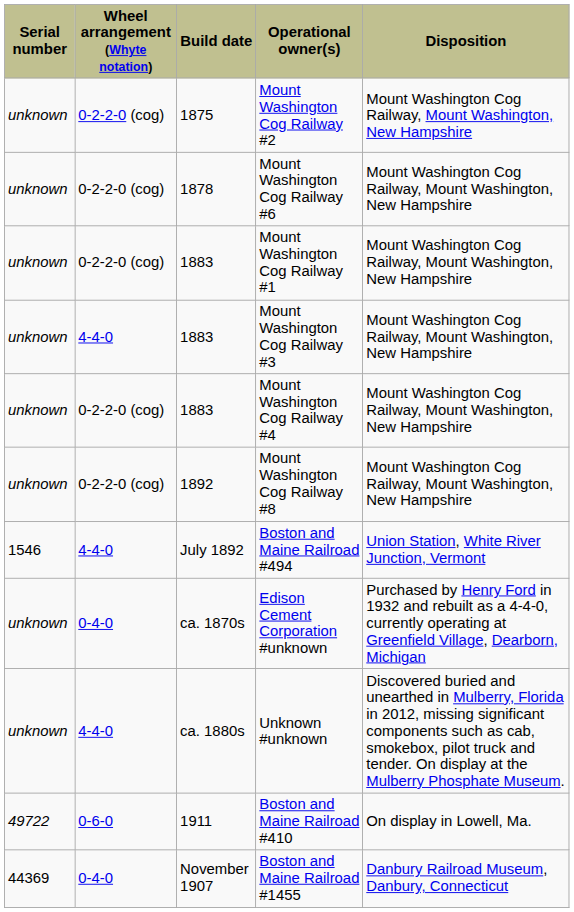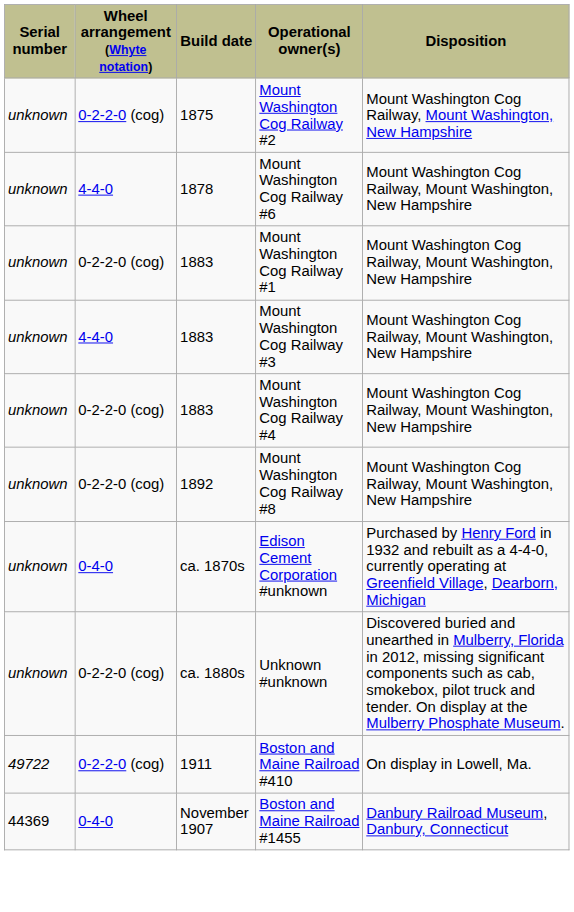(121, 189) 0-2-2-0 (cog) -> (96, 189) 4-4-0
- row: (309, 549)
(96, 730) 4-4-0 -> (121, 673) 0-2-2-0 (cog)
(96, 821) 0-6-0 -> (121, 764) 0-2-2-0 (cog)
